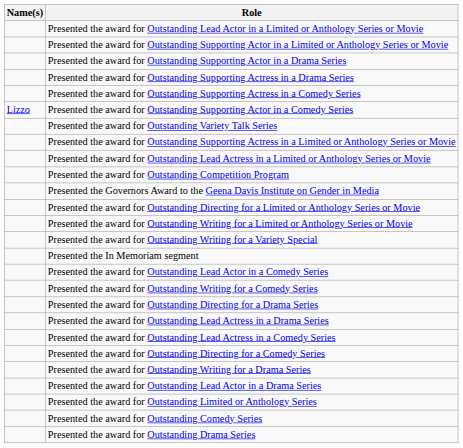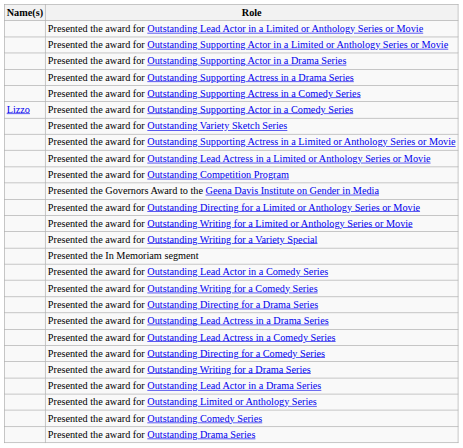+ row: (168, 126)
- row: (163, 126)
